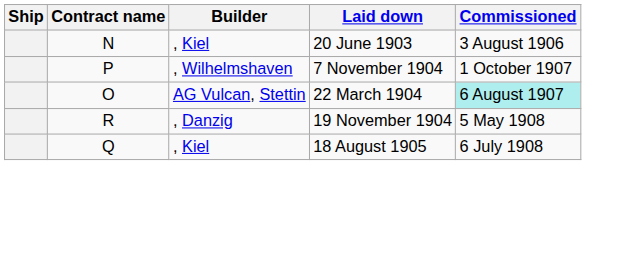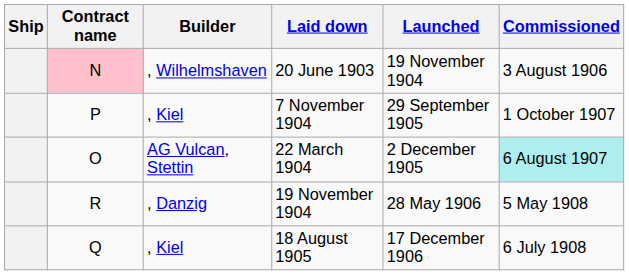+ column: (441, 26)
(108, 43) no background -> (95, 70) pink background
(191, 43) , Kiel -> (207, 70) , Wilhelmshaven
(233, 69) , Wilhelmshaven -> (165, 115) , Kiel
